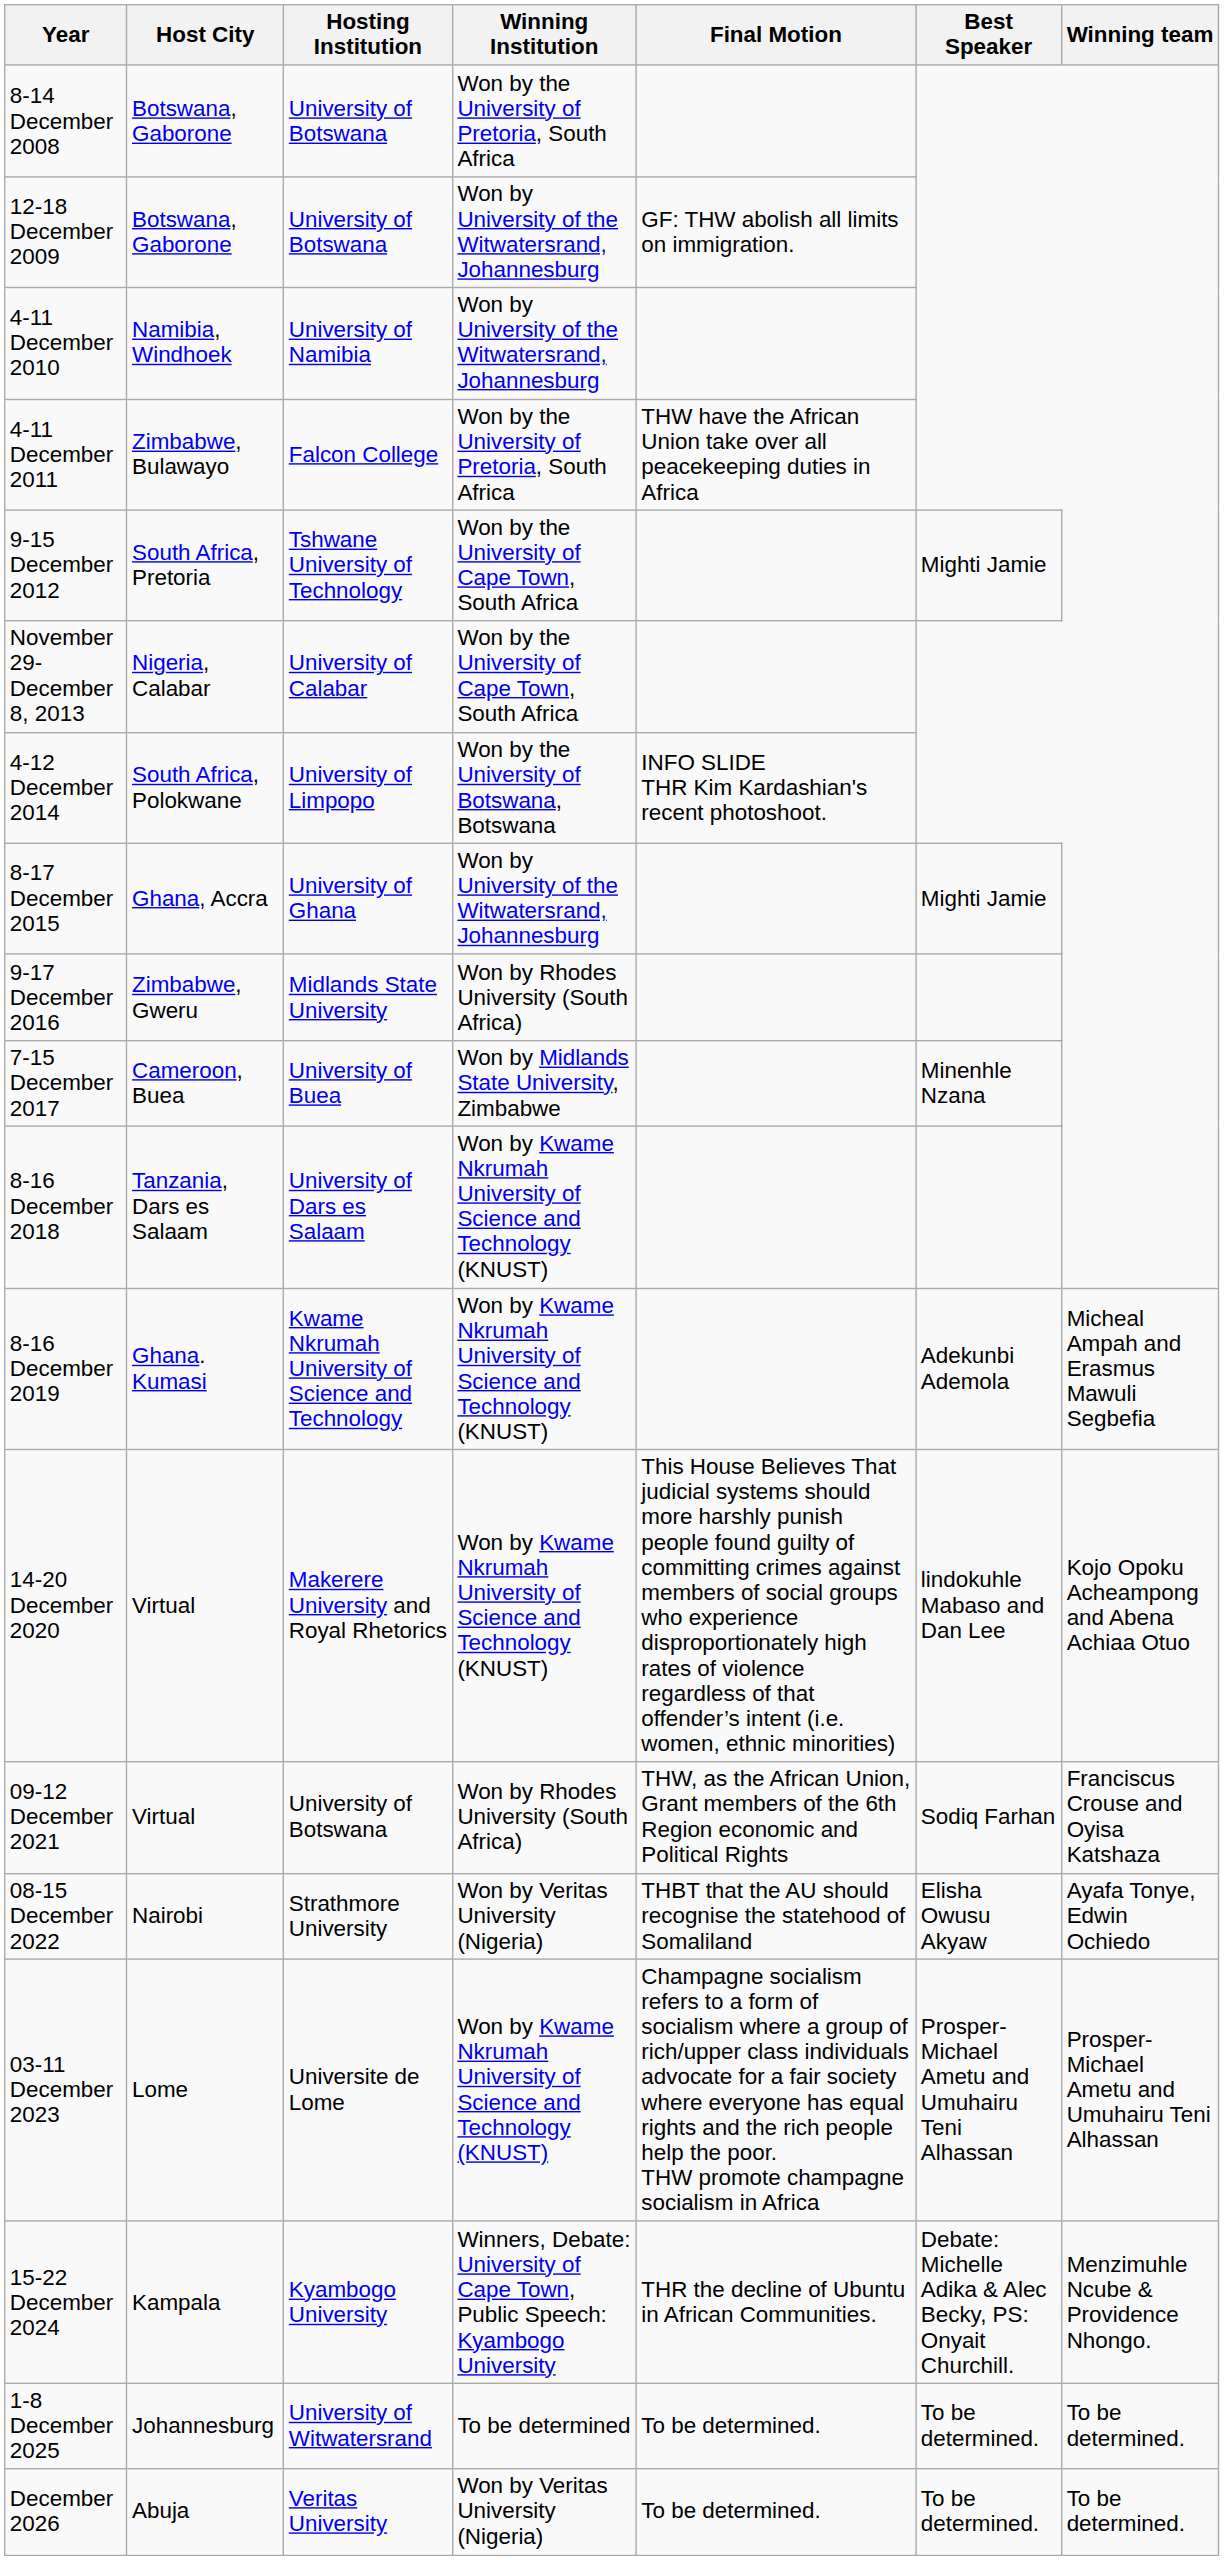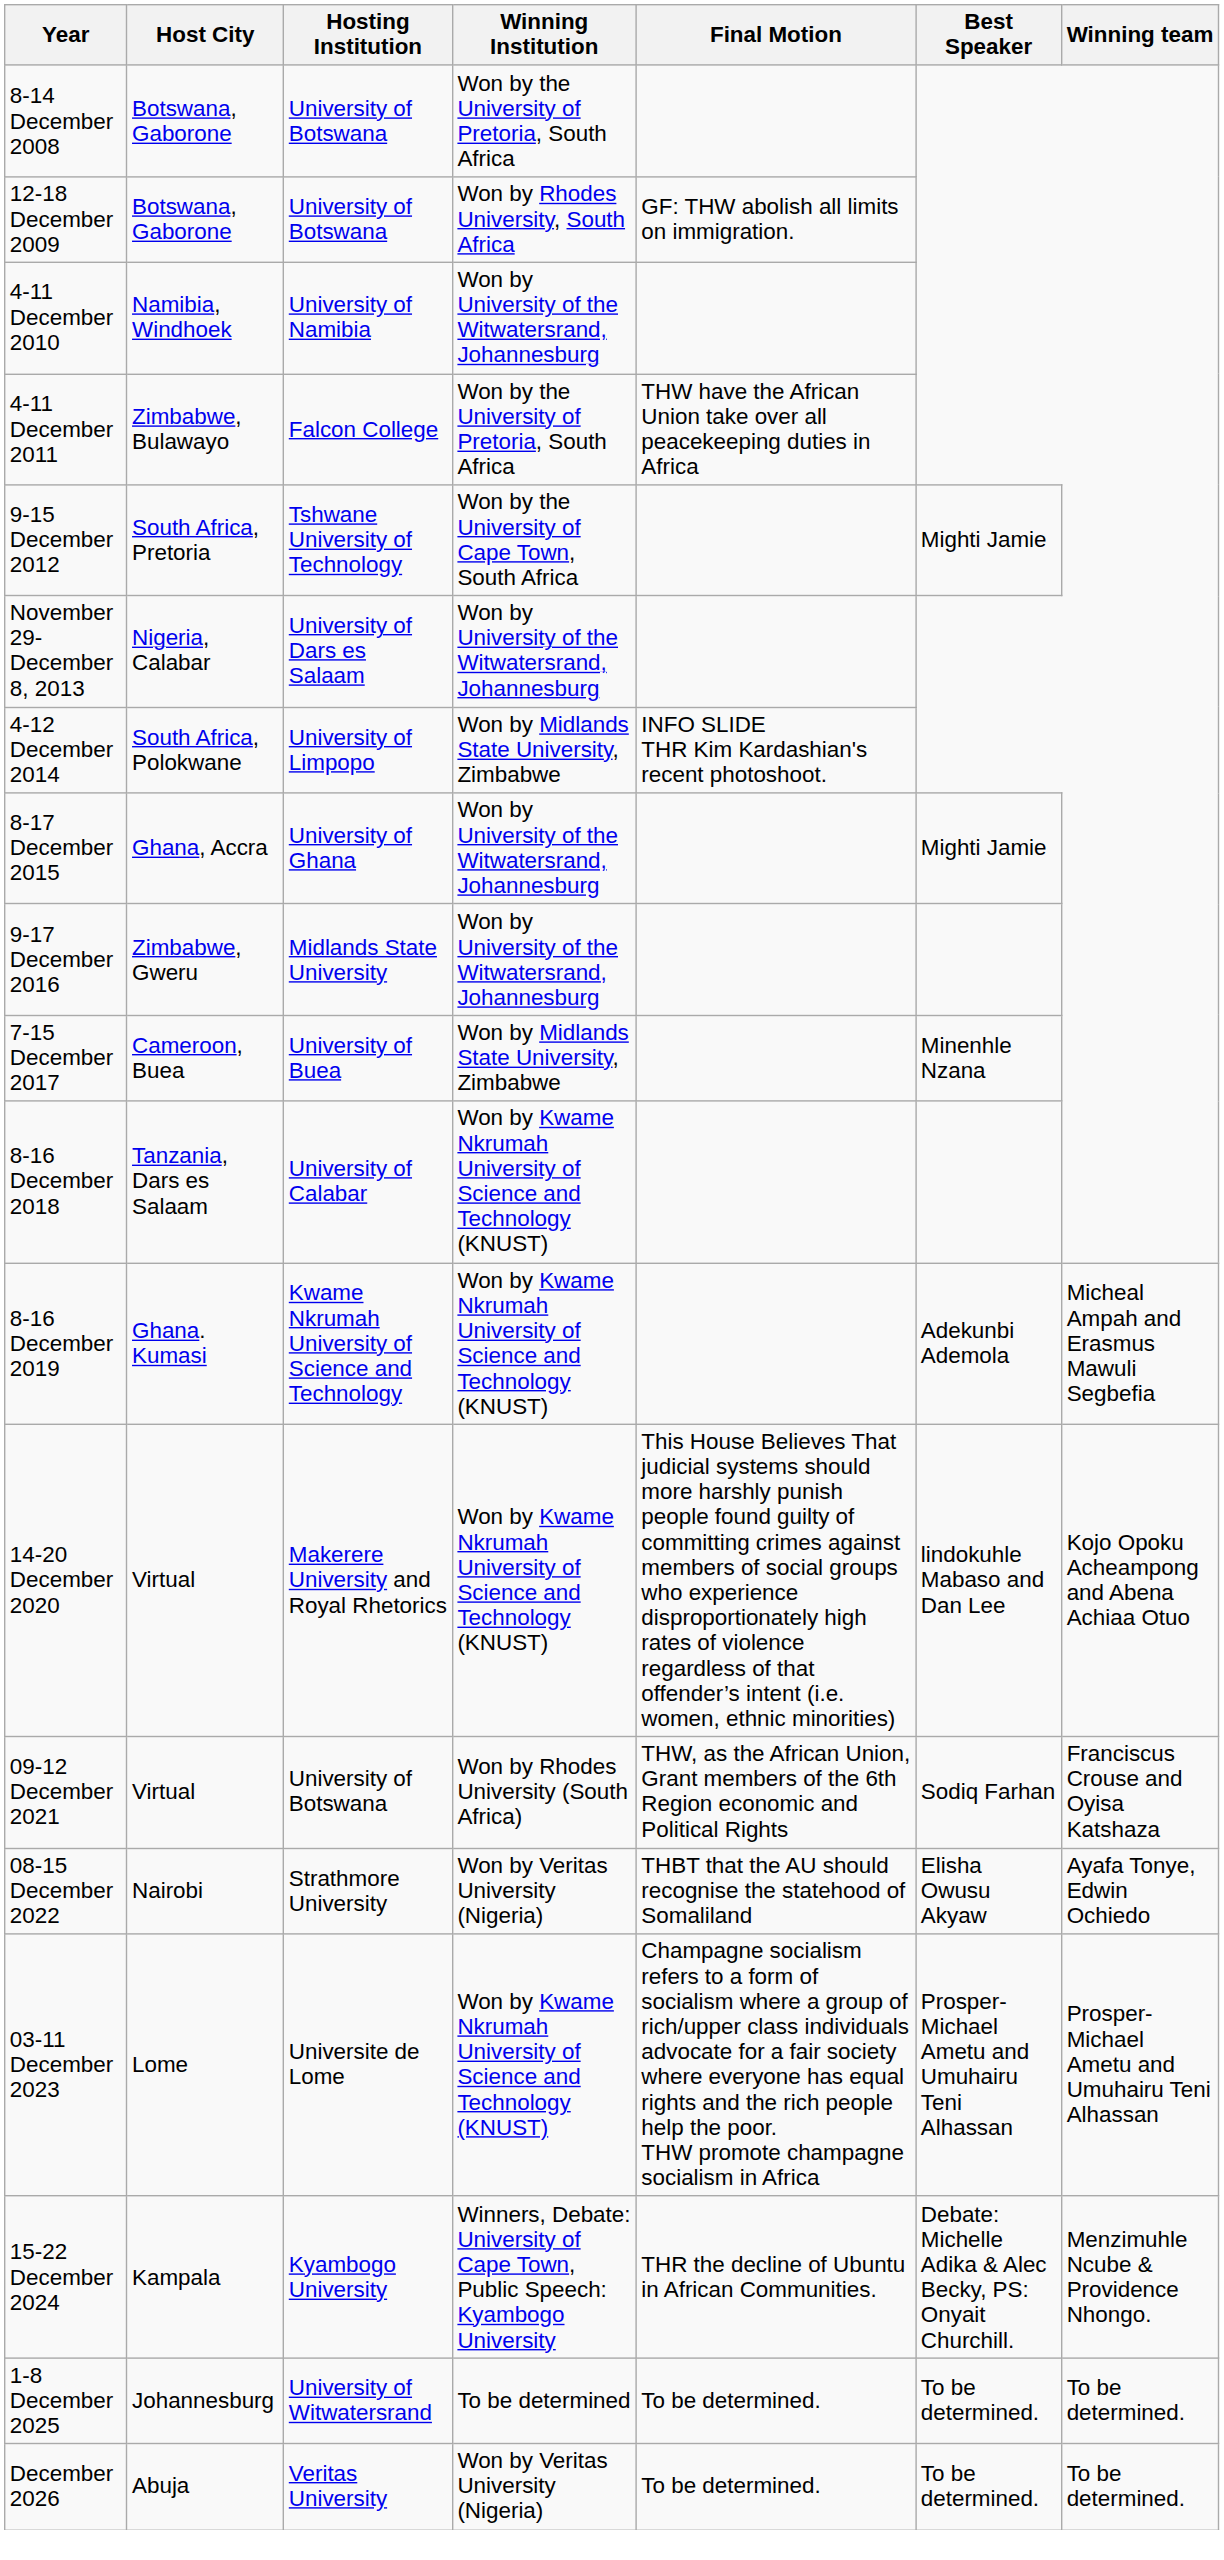(538, 231) Won by University of the Witwatersrand, Johannesburg -> (541, 219) Won by Rhodes University, South Africa
(350, 676) University of Calabar -> (350, 651) University of Dars es Salaam
(519, 676) Won by the University of Cape Town, South Africa -> (538, 651) Won by University of the Witwatersrand, Johannesburg
(519, 787) Won by the University of Botswana, Botswana -> (543, 749) Won by Midlands State University, Zimbabwe
(543, 997) Won by Rhodes University (South Africa) -> (538, 959) Won by University of the Witwatersrand, Johannesburg
(350, 1206) University of Dars es Salaam -> (350, 1181) University of Calabar
